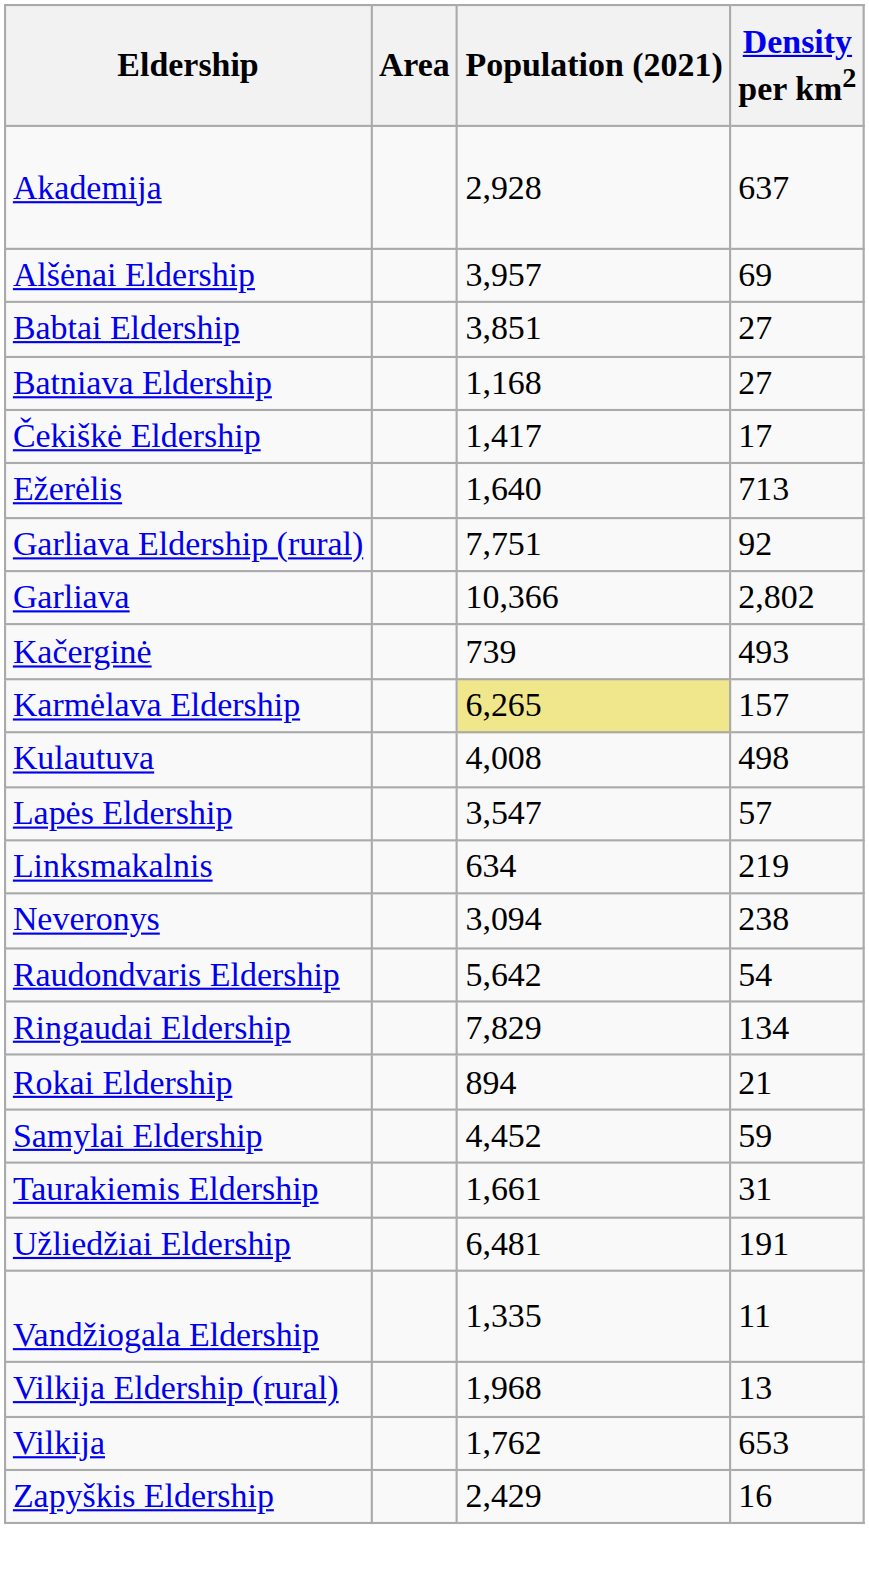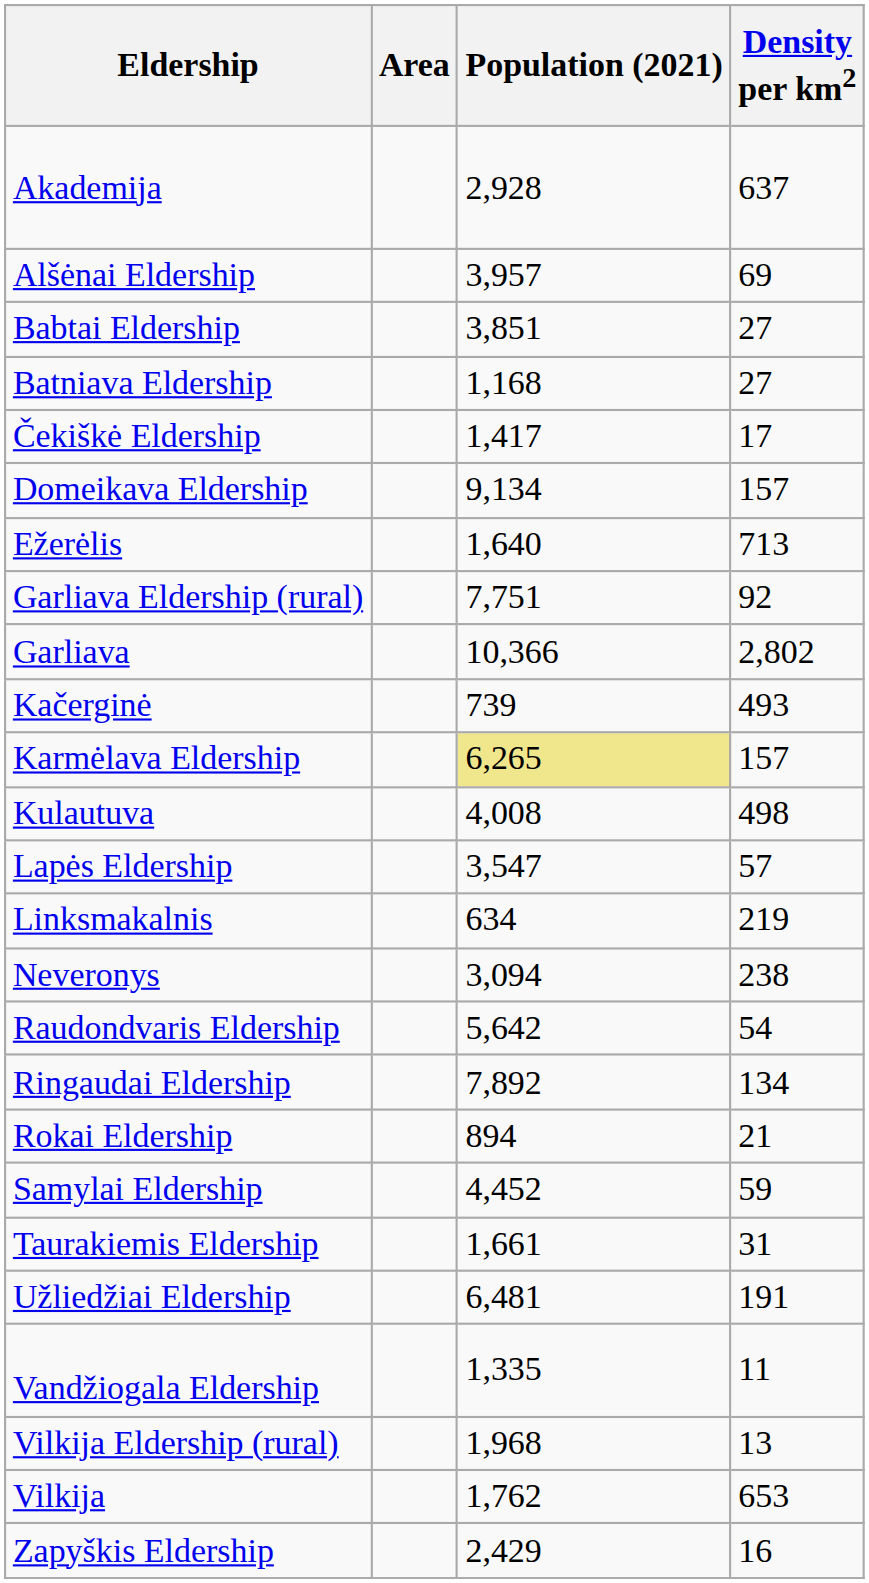+ row: (160, 489)
(504, 1027) 7,829 -> (504, 1081) 7,892
